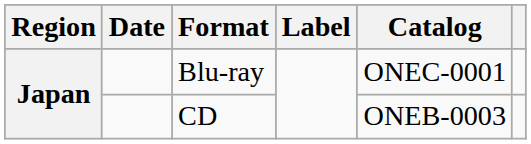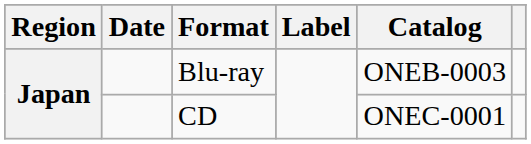(435, 71) ONEC-0001 -> (435, 71) ONEB-0003
(435, 116) ONEB-0003 -> (435, 116) ONEC-0001
